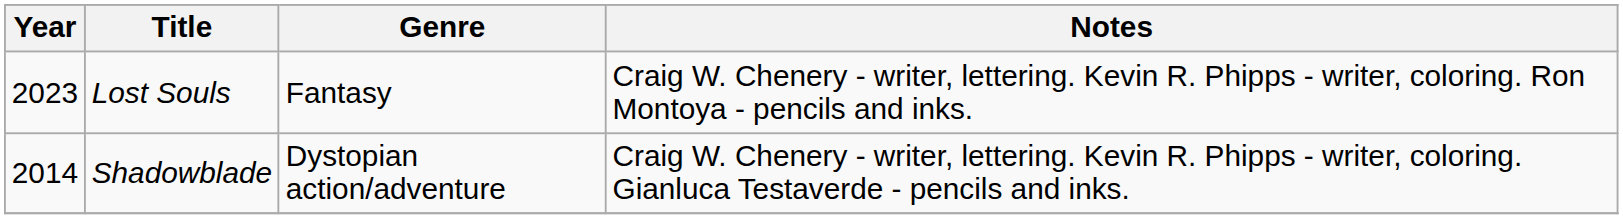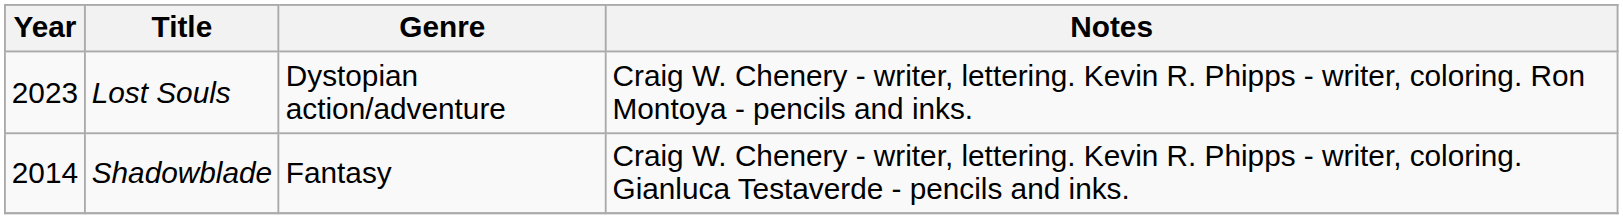(339, 92) Fantasy -> (396, 92) Dystopian action/adventure
(396, 172) Dystopian action/adventure -> (339, 172) Fantasy
